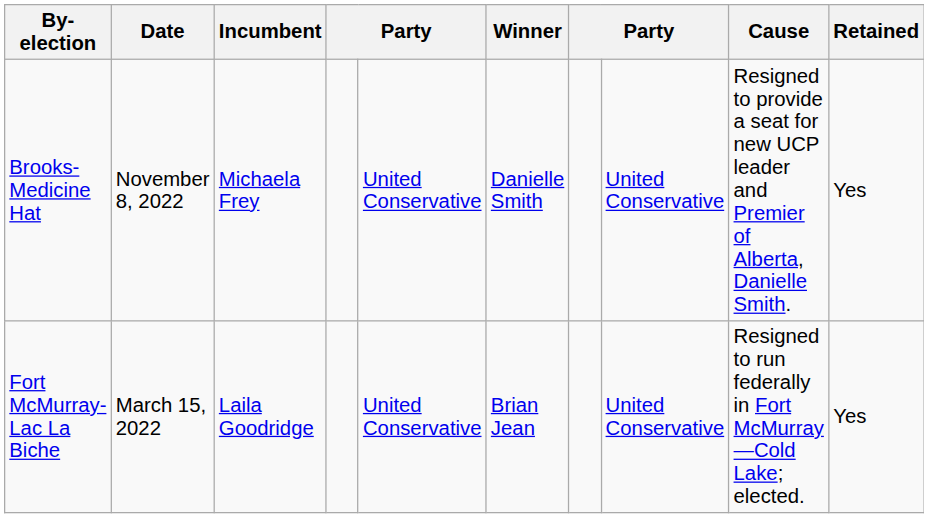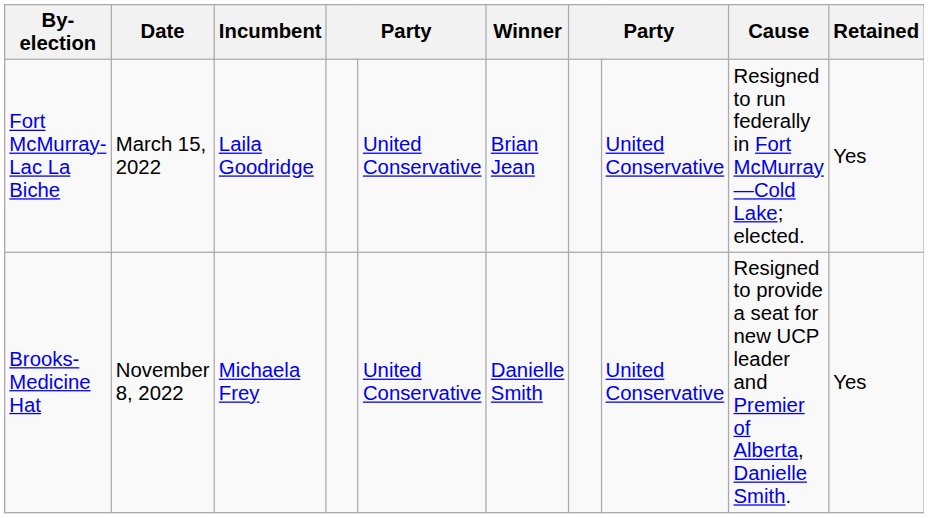rows swapped: (50, 189) <-> (58, 416)
